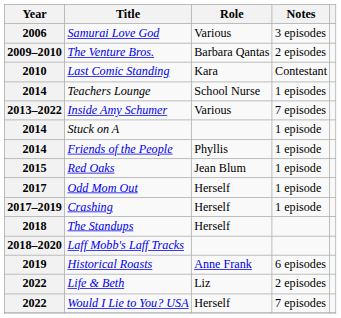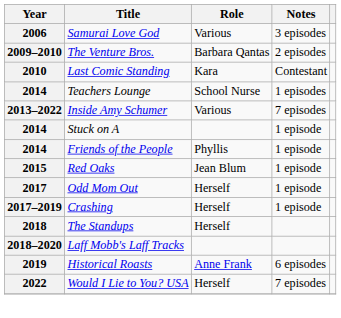- row: (96, 284)
